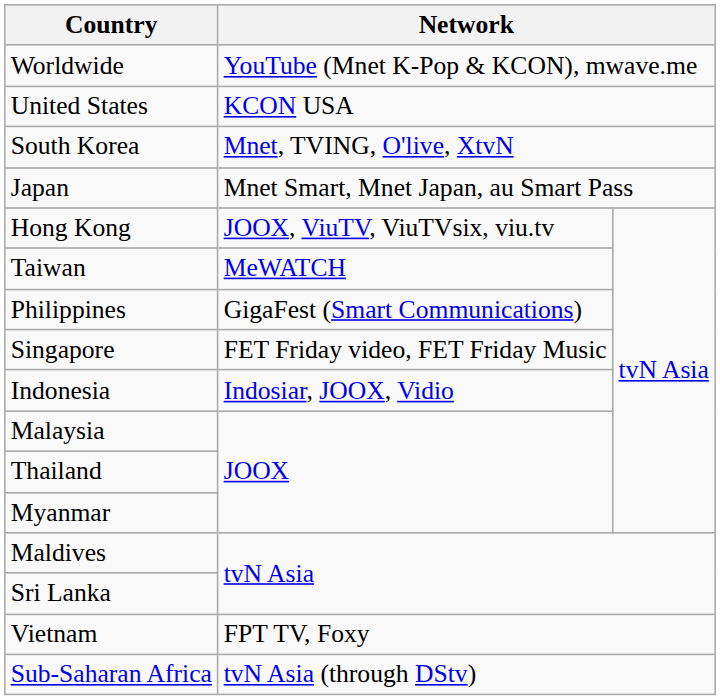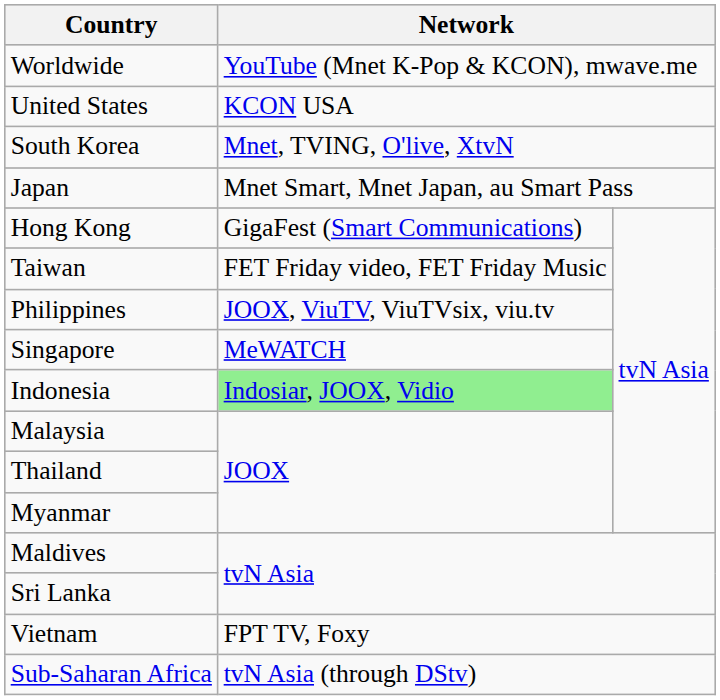(389, 227) JOOX, ViuTV, ViuTVsix, viu.tv -> (403, 227) GigaFest (Smart Communications)
(285, 268) MeWATCH -> (415, 268) FET Friday video, FET Friday Music
(403, 308) GigaFest (Smart Communications) -> (389, 308) JOOX, ViuTV, ViuTVsix, viu.tv
(415, 349) FET Friday video, FET Friday Music -> (285, 349) MeWATCH
(339, 390) no background -> (339, 390) lightgreen background
